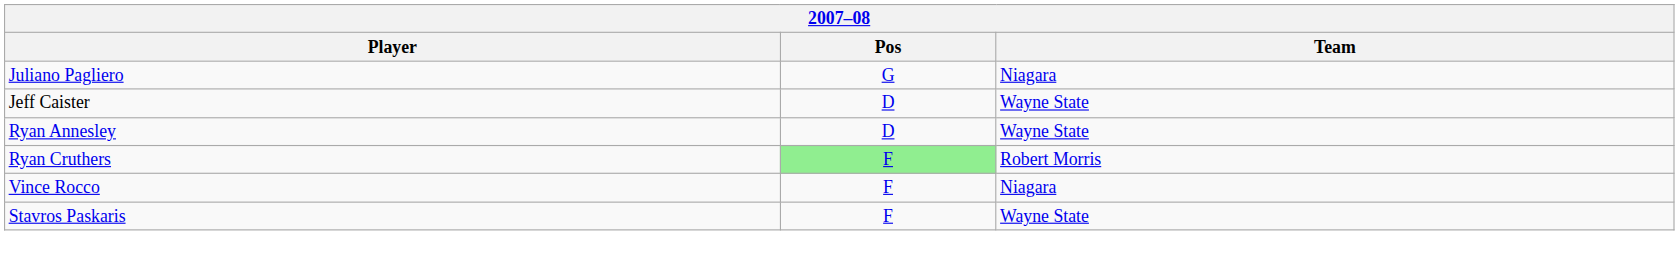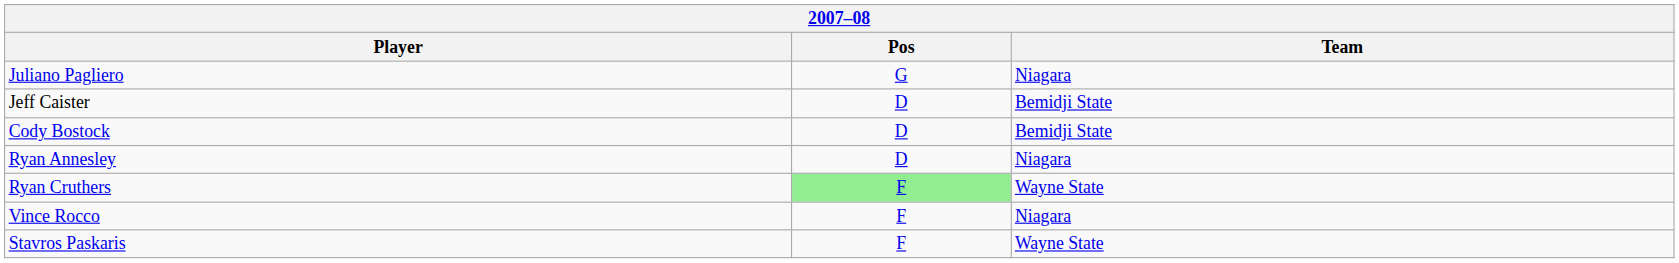(1045, 103) Wayne State -> (1063, 103) Bemidji State
+ row: (59, 131)
(1045, 131) Wayne State -> (1043, 159) Niagara
(1051, 159) Robert Morris -> (1059, 187) Wayne State
